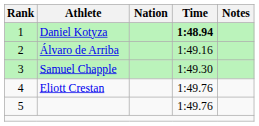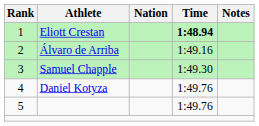(74, 32) Daniel Kotyza -> (72, 32) Eliott Crestan
(72, 87) Eliott Crestan -> (74, 87) Daniel Kotyza
